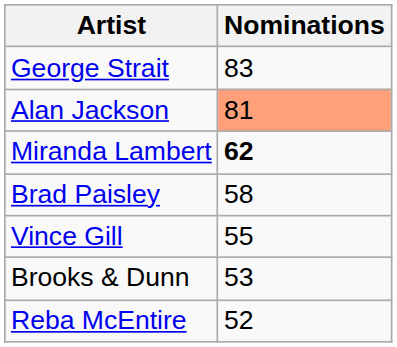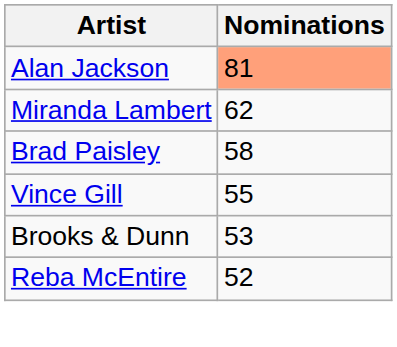- row: (90, 67)
(239, 151) bold -> (239, 109) normal
